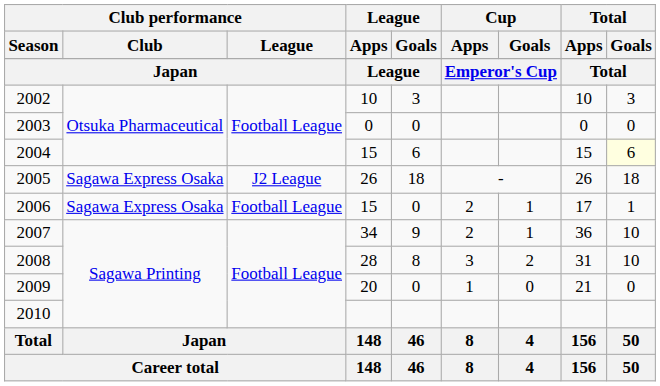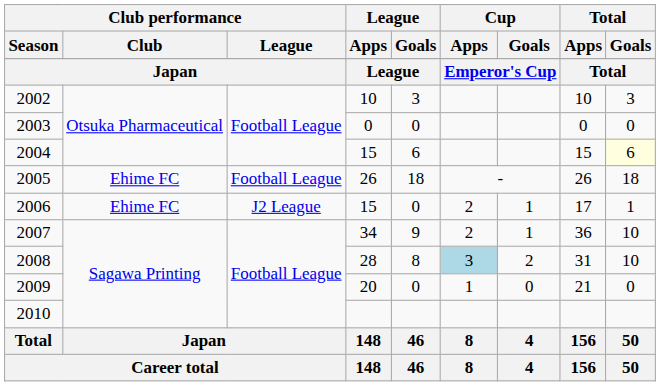(145, 179) Sagawa Express Osaka -> (145, 179) Ehime FC
(287, 179) J2 League -> (286, 179) Football League
(145, 206) Sagawa Express Osaka -> (145, 206) Ehime FC
(287, 206) Football League -> (286, 206) J2 League
(470, 260) no background -> (469, 260) lightblue background
